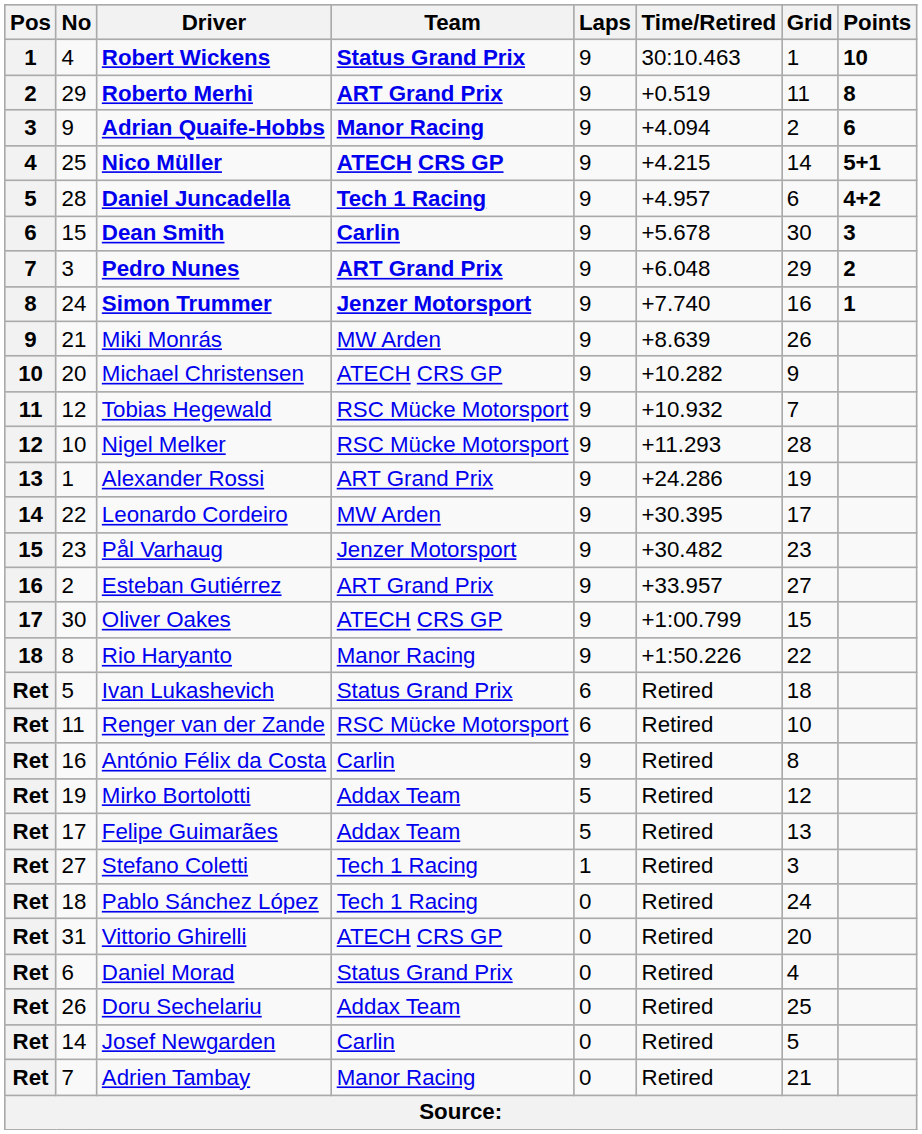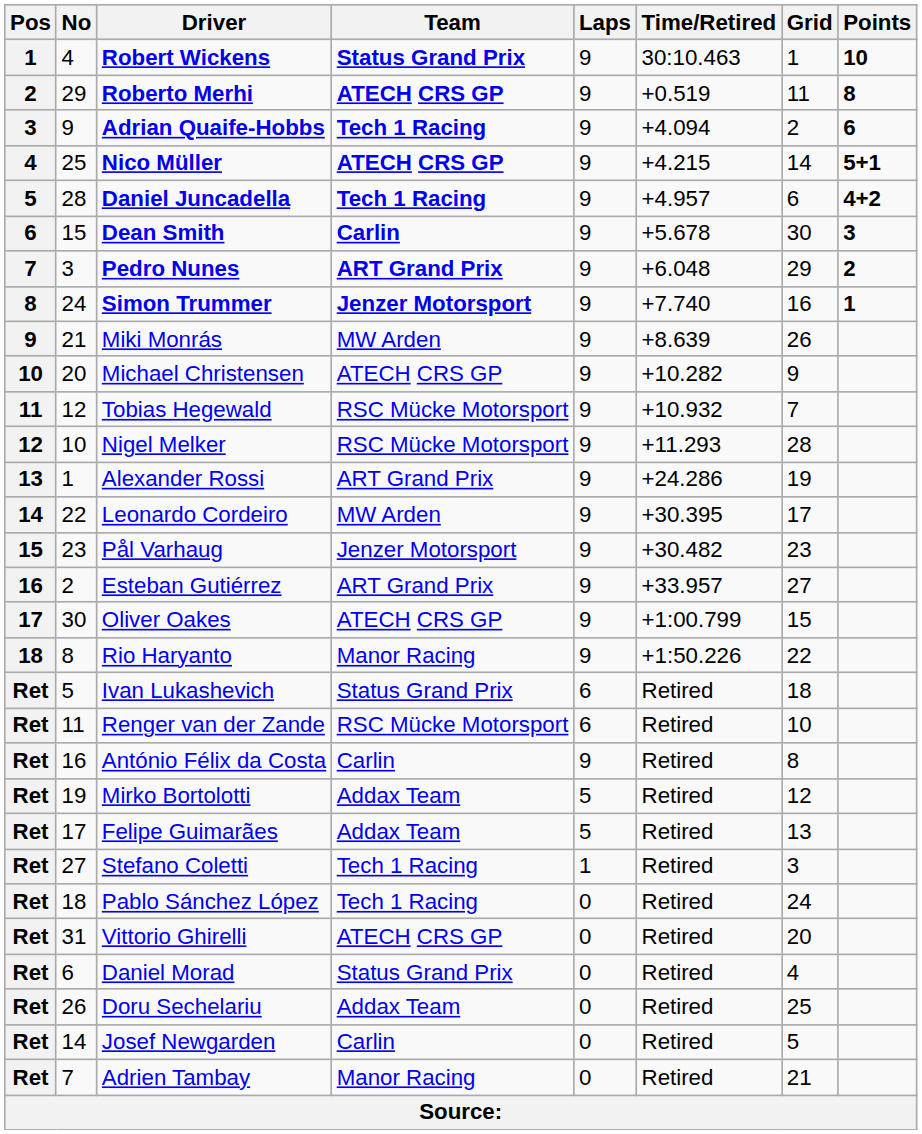(420, 92) ART Grand Prix -> (420, 92) ATECH CRS GP
(410, 127) Manor Racing -> (411, 127) Tech 1 Racing
